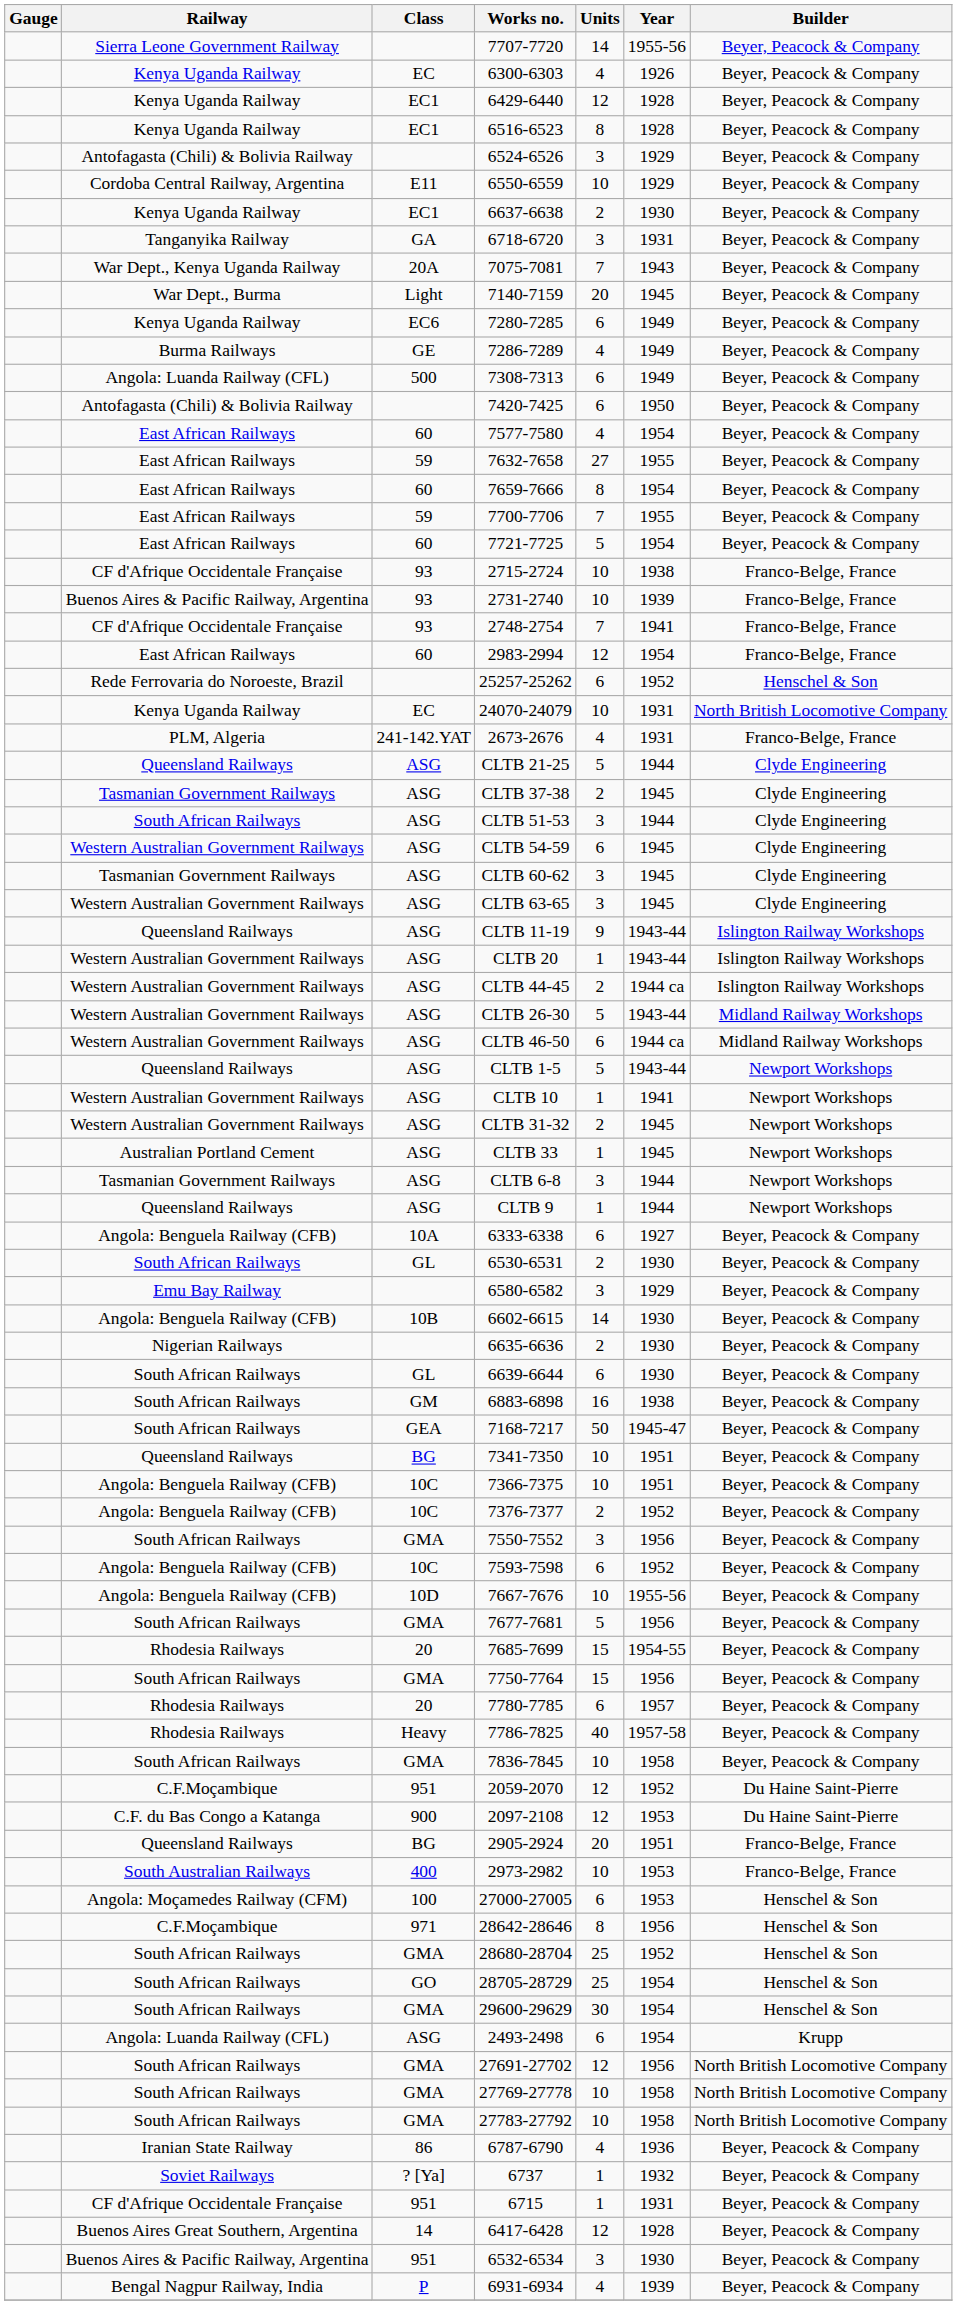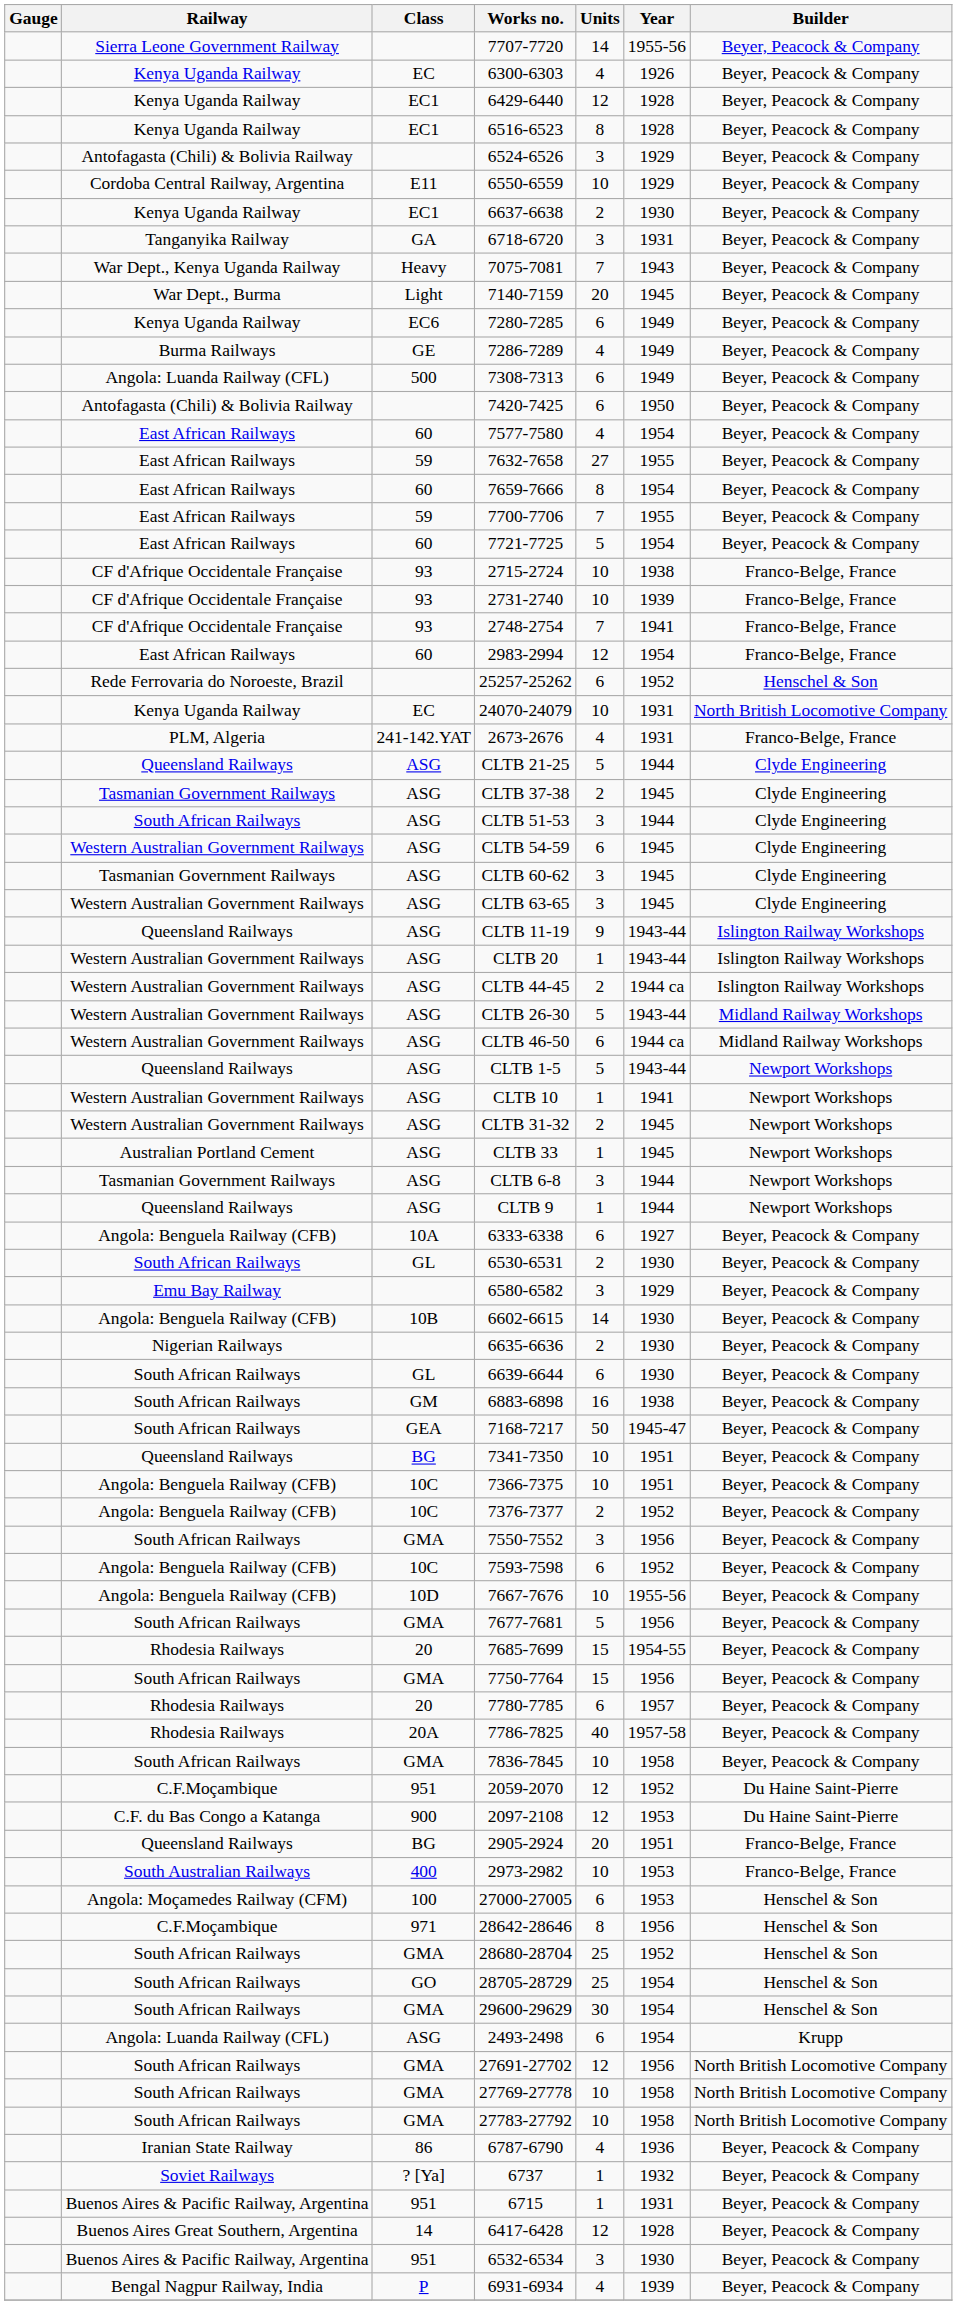(424, 267) 20A -> (424, 267) Heavy
(217, 599) Buenos Aires & Pacific Railway, Argentina -> (217, 599) CF d'Afrique Occidentale Française
(424, 1733) Heavy -> (424, 1733) 20A
(217, 2203) CF d'Afrique Occidentale Française -> (217, 2203) Buenos Aires & Pacific Railway, Argentina
